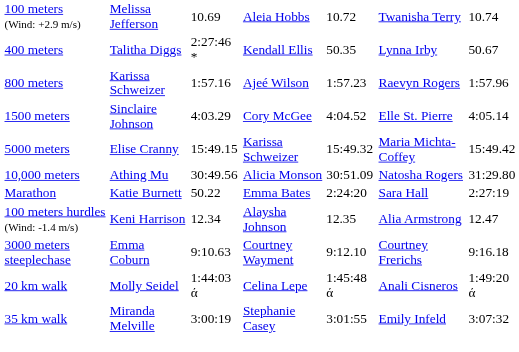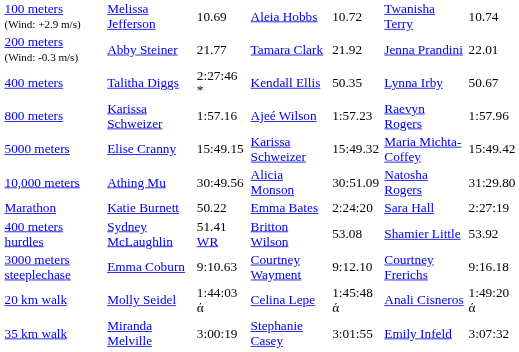+ row: (41, 49)
- row: (37, 116)
- row: (55, 219)
+ row: (34, 233)
